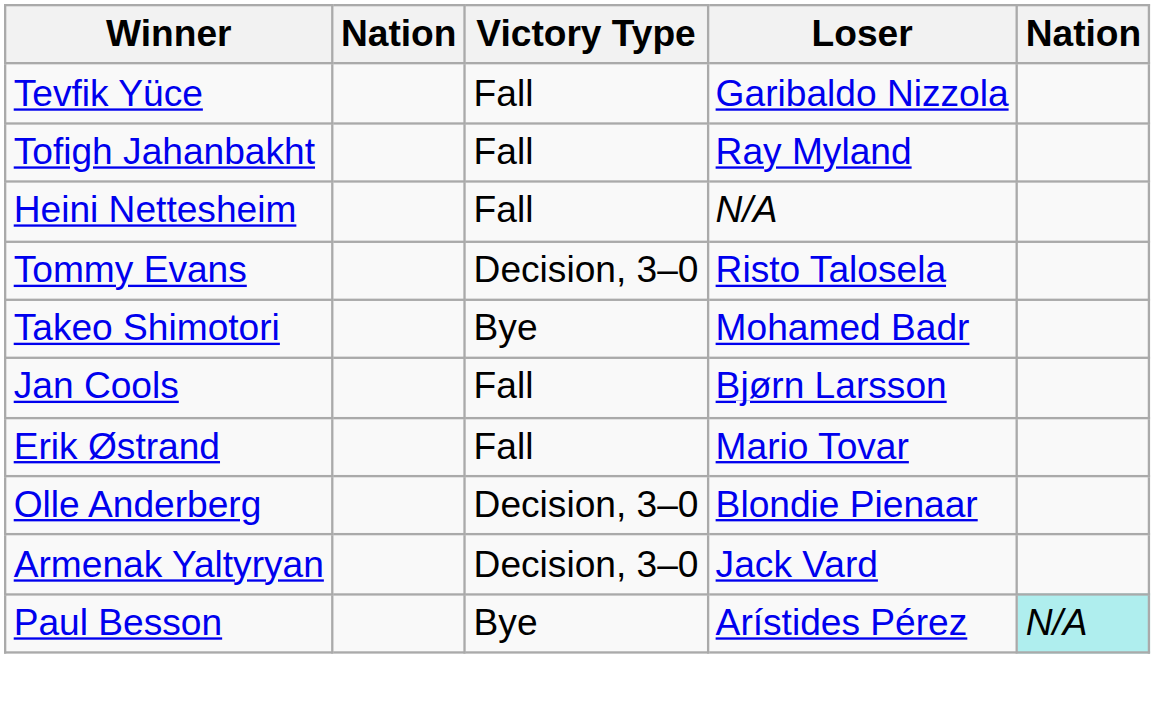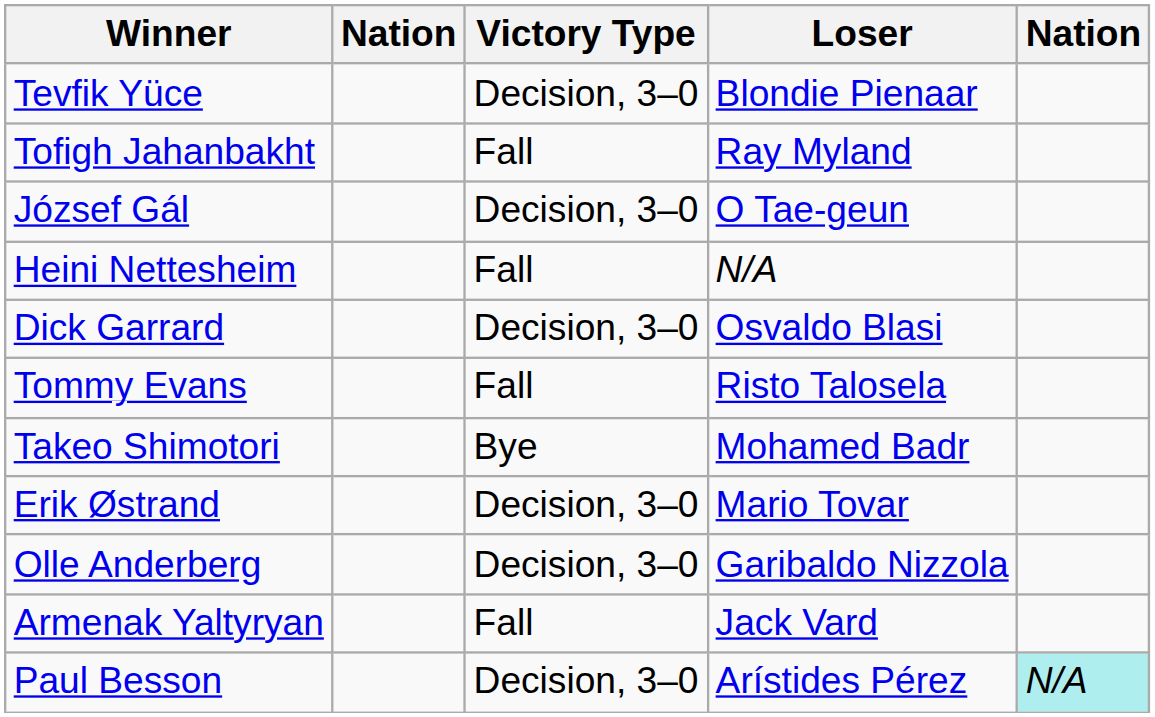(503, 92) Fall -> (586, 92) Decision, 3–0
(862, 92) Garibaldo Nizzola -> (847, 92) Blondie Pienaar
+ row: (101, 210)
+ row: (119, 328)
(586, 269) Decision, 3–0 -> (503, 387) Fall
- row: (96, 387)
(503, 446) Fall -> (586, 504) Decision, 3–0
(847, 504) Blondie Pienaar -> (862, 563) Garibaldo Nizzola
(586, 563) Decision, 3–0 -> (503, 622) Fall
(506, 622) Bye -> (586, 681) Decision, 3–0
